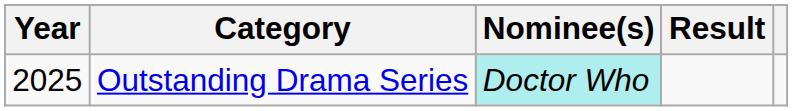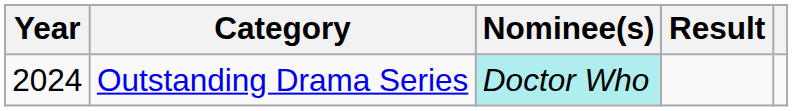(47, 79) 2025 -> (47, 79) 2024
